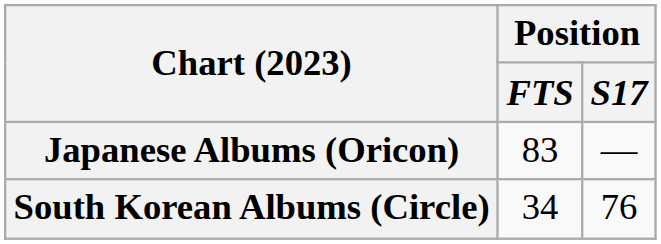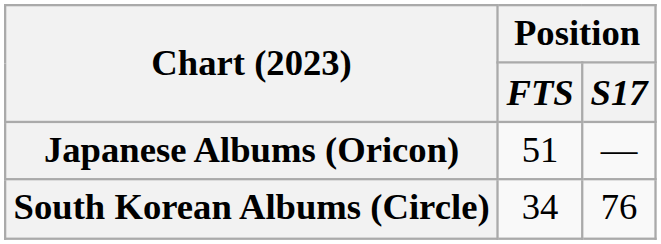(540, 149) 83 -> (540, 149) 51
